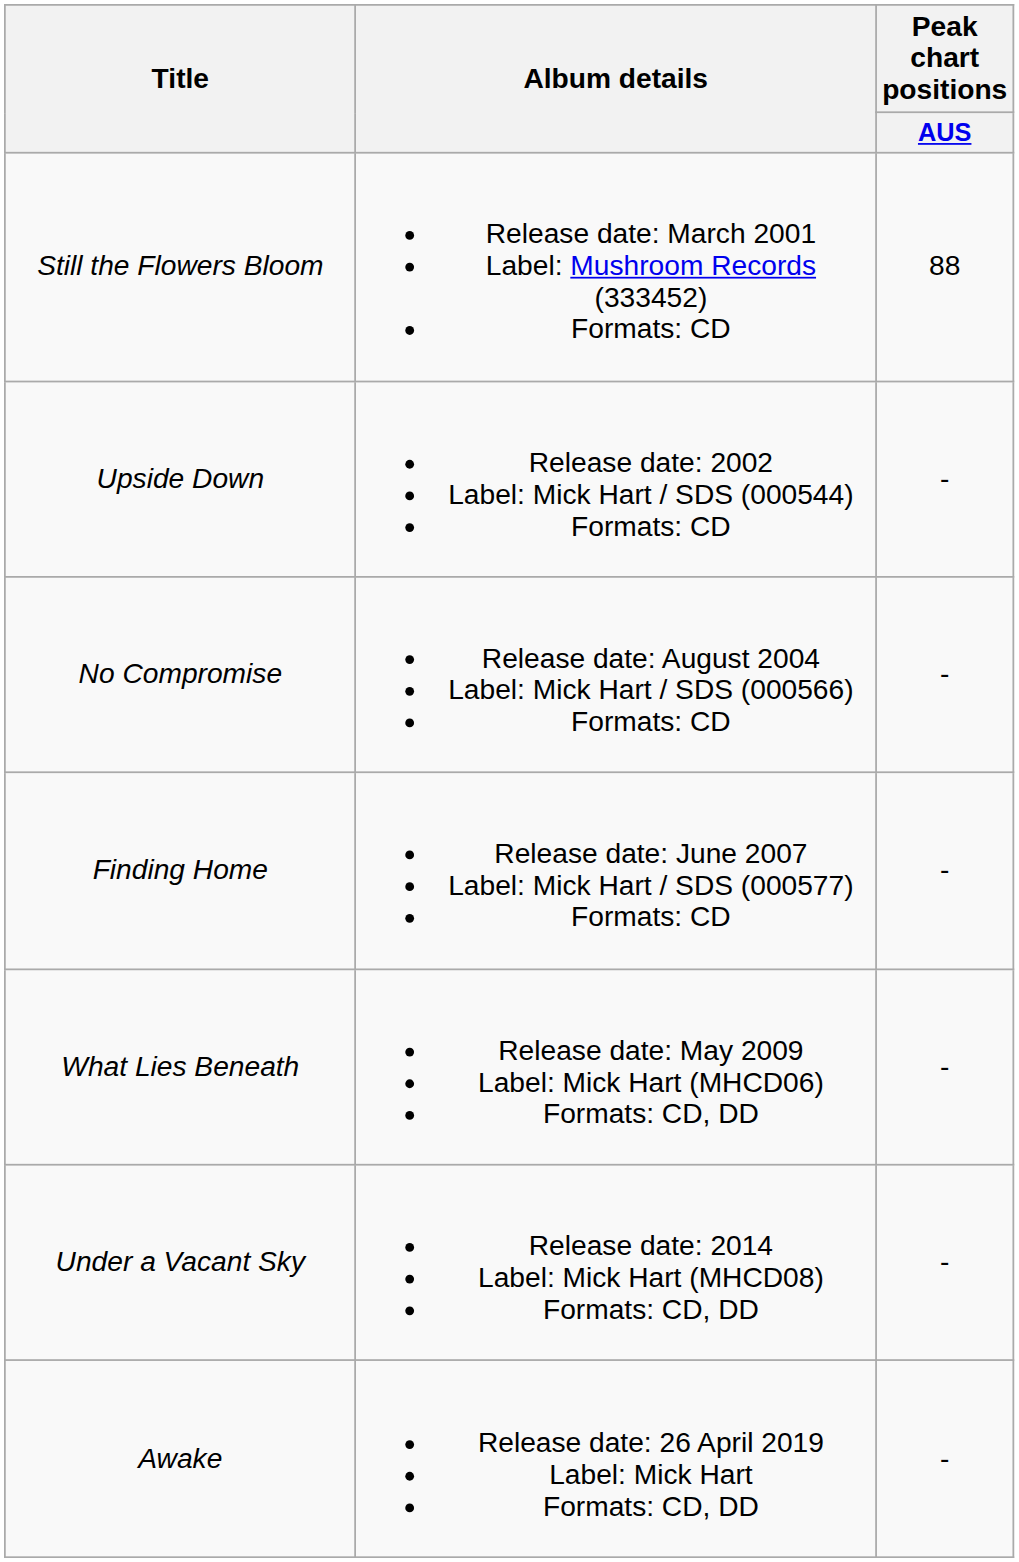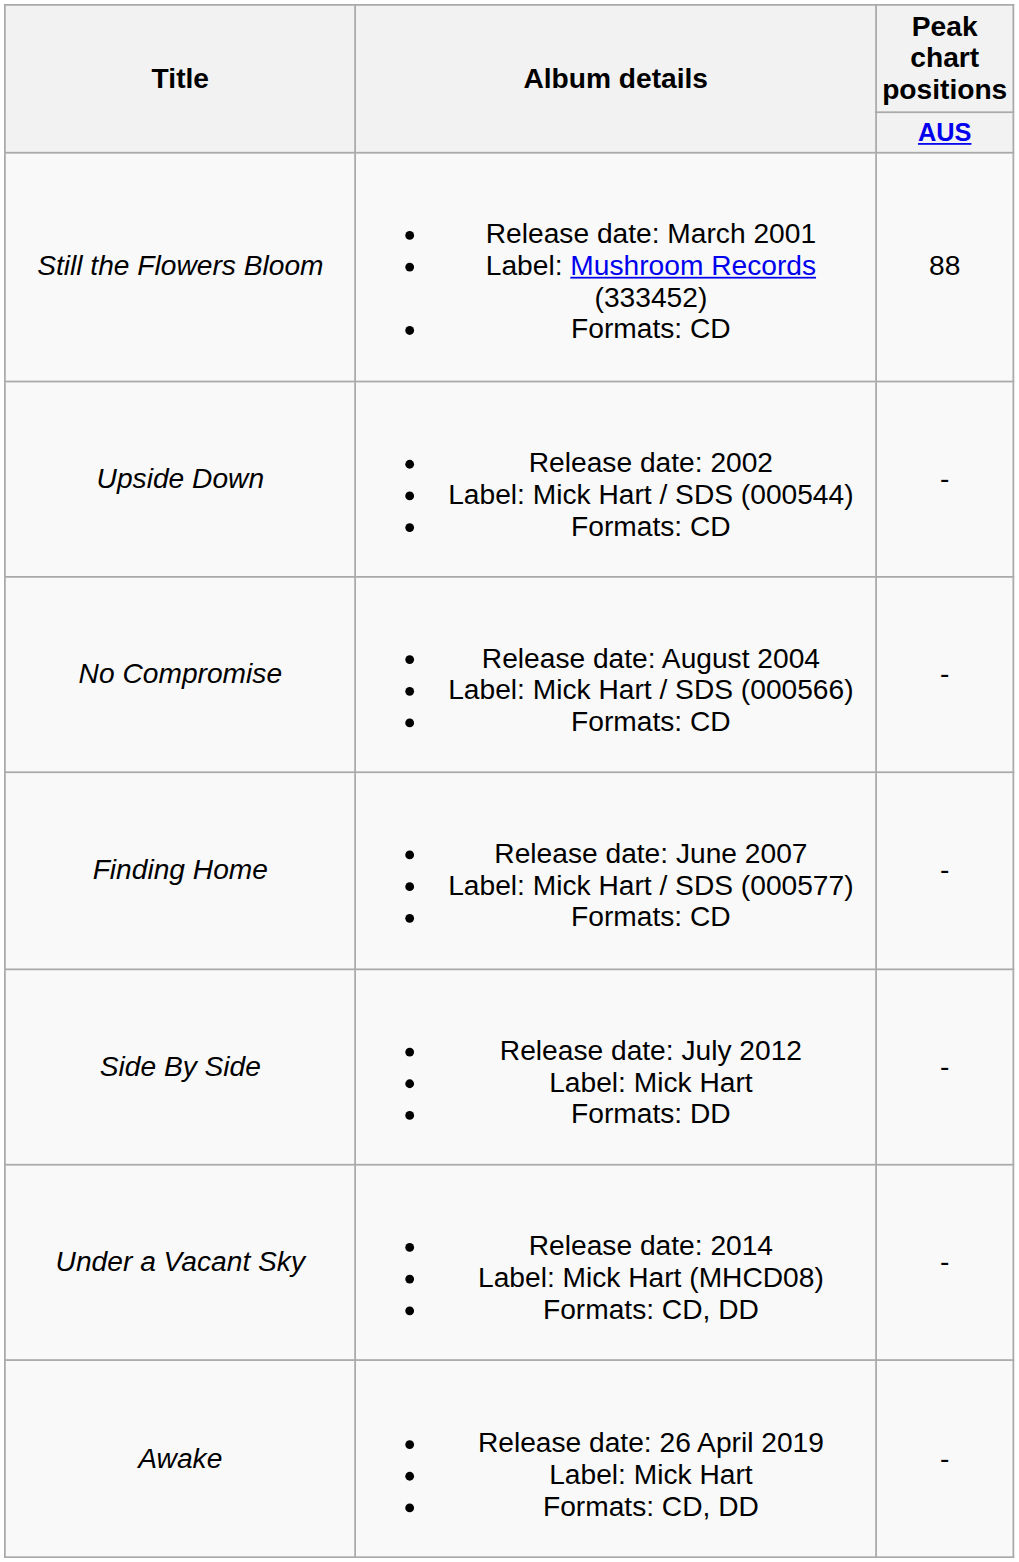- row: (180, 1066)
+ row: (180, 1066)
